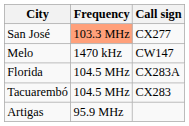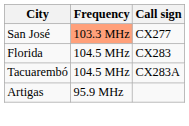- row: (20, 53)
(158, 72) CX283A -> (153, 53) CX283
(153, 92) CX283 -> (158, 72) CX283A
